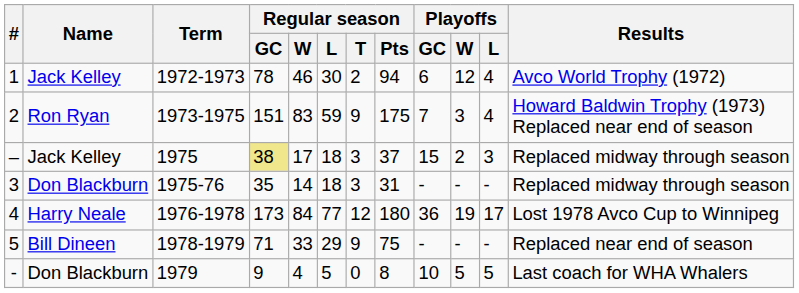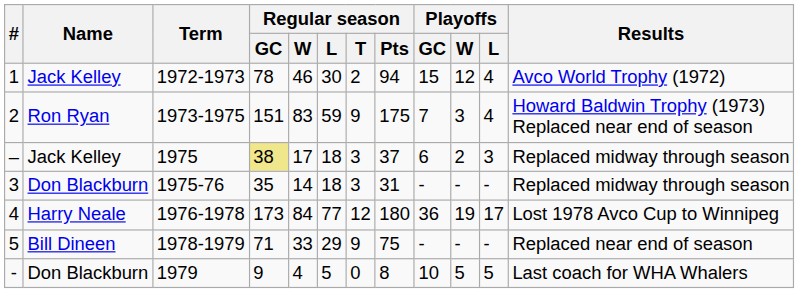(424, 77) 6 -> (429, 77) 15
(429, 156) 15 -> (424, 156) 6
